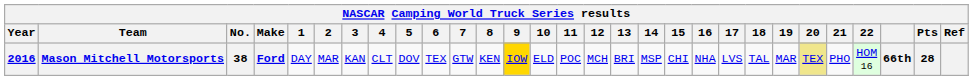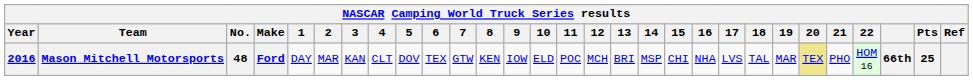(240, 59) 38 -> (240, 59) 48
(517, 59) gold background -> (517, 59) no background
(928, 59) 28 -> (928, 59) 25
